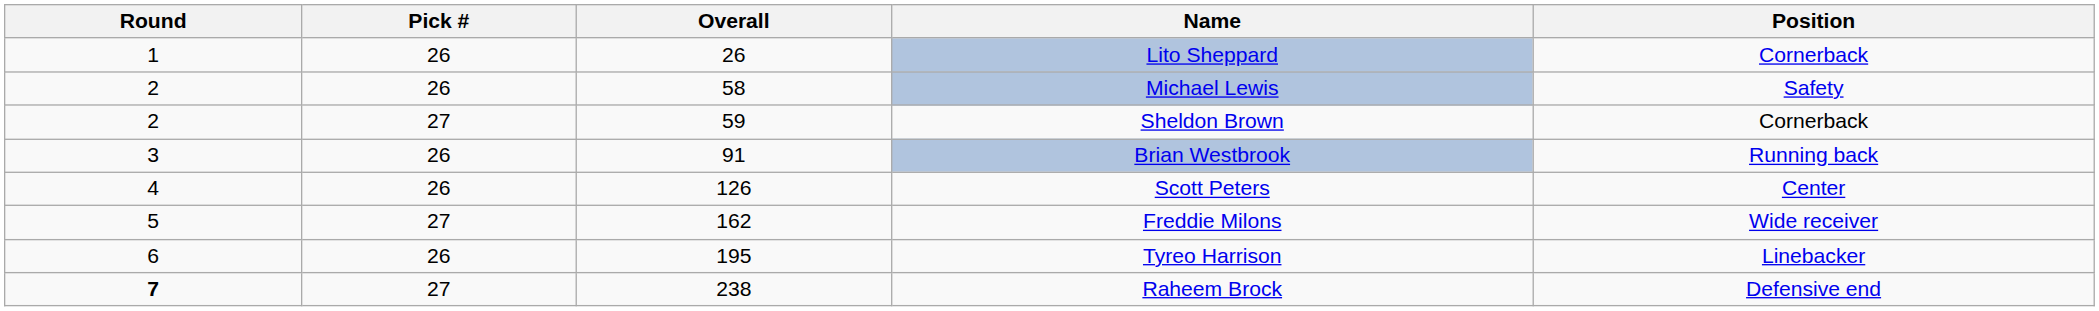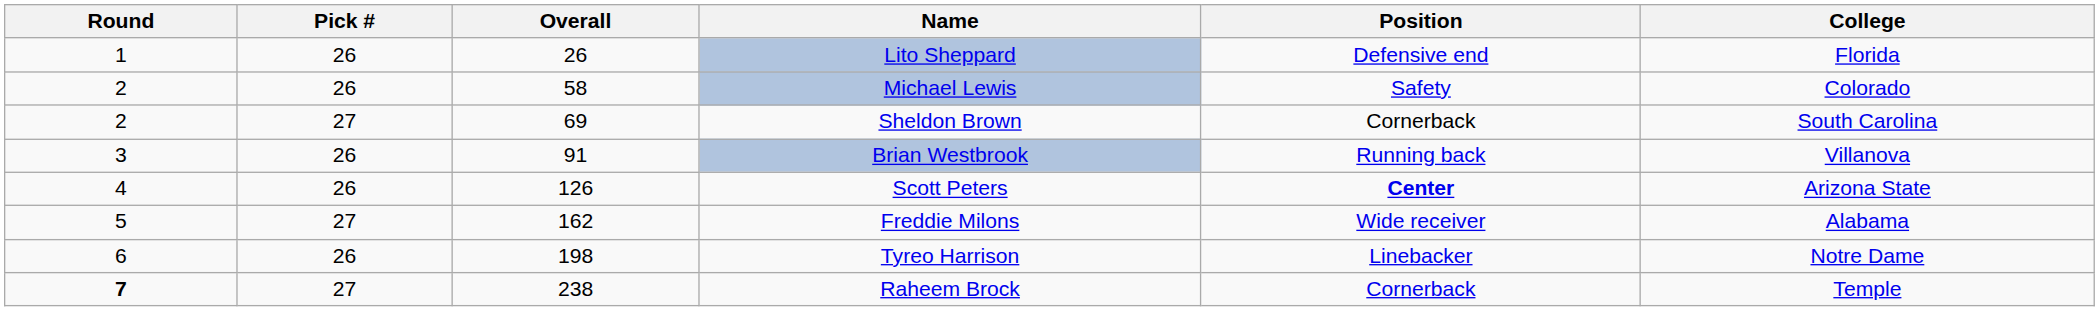+ column: (1867, 21)
(1814, 54) Cornerback -> (1421, 54) Defensive end
(734, 121) 59 -> (576, 121) 69
(1814, 188) normal -> (1421, 188) bold
(734, 255) 195 -> (576, 255) 198
(1814, 289) Defensive end -> (1421, 289) Cornerback
